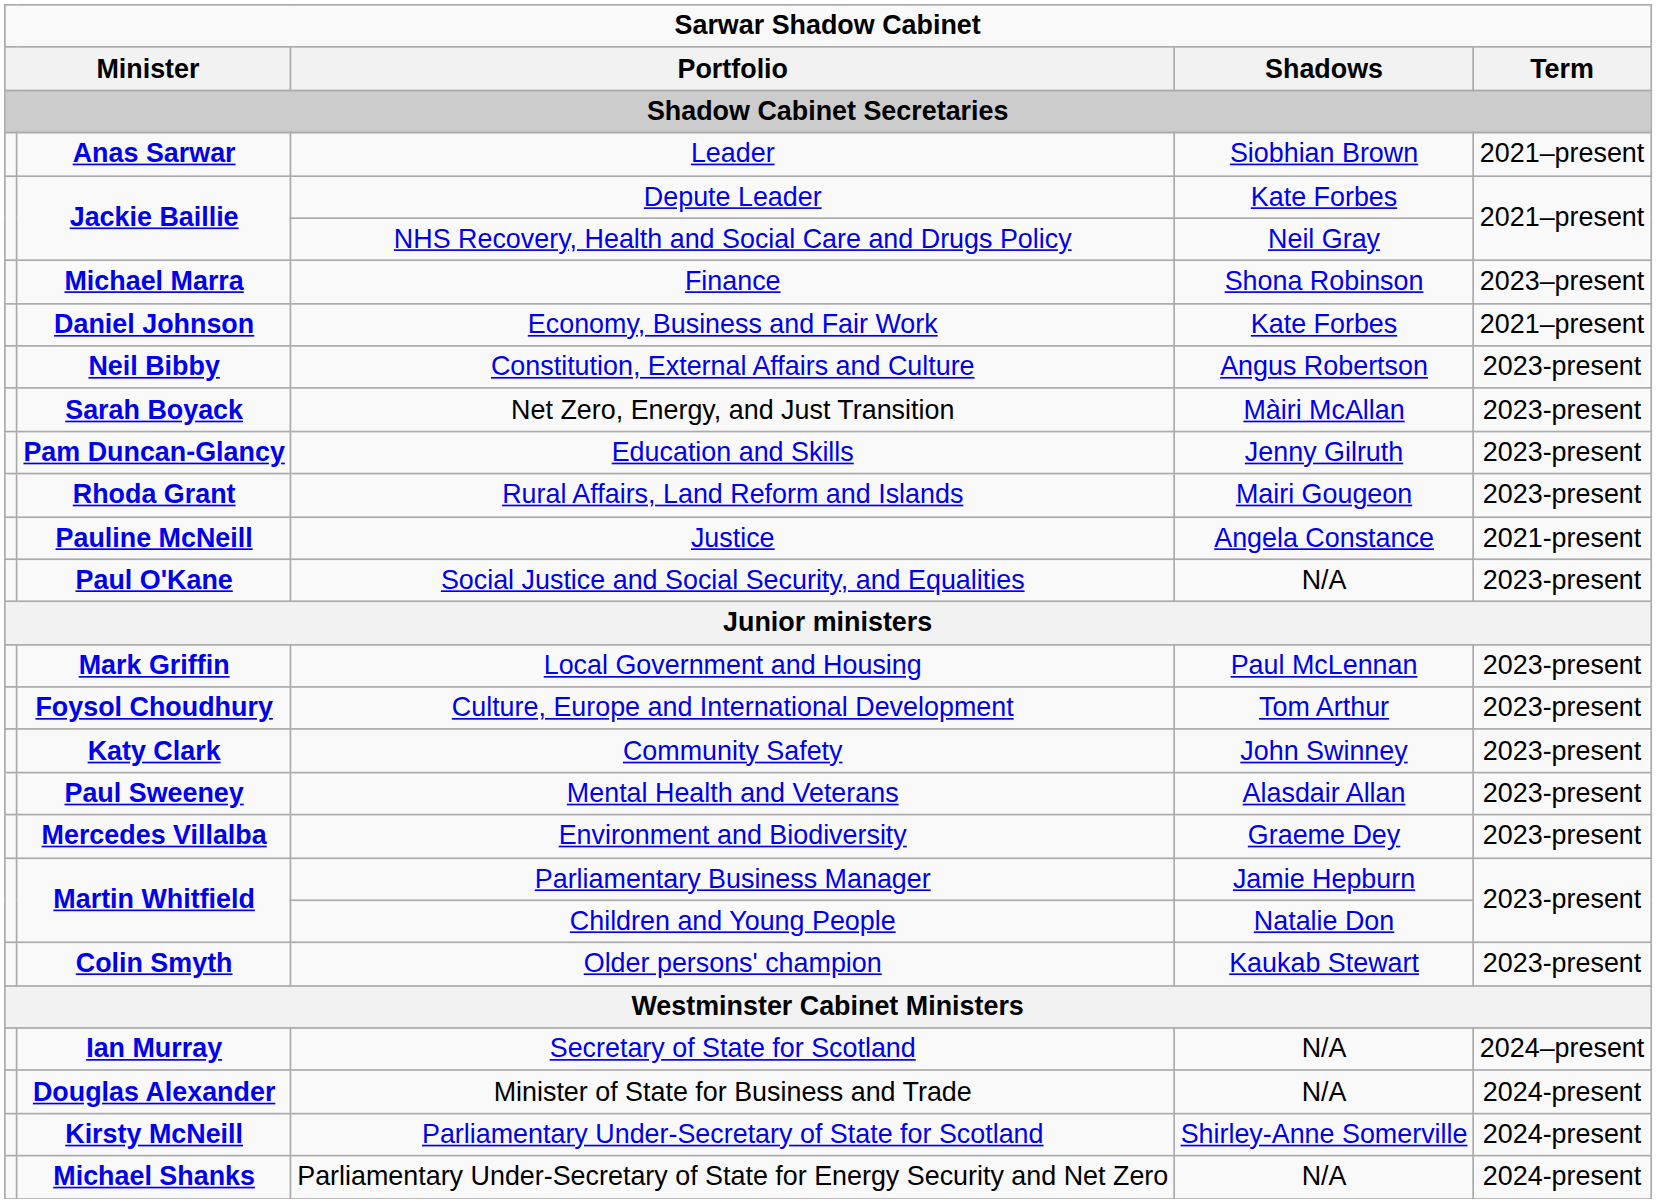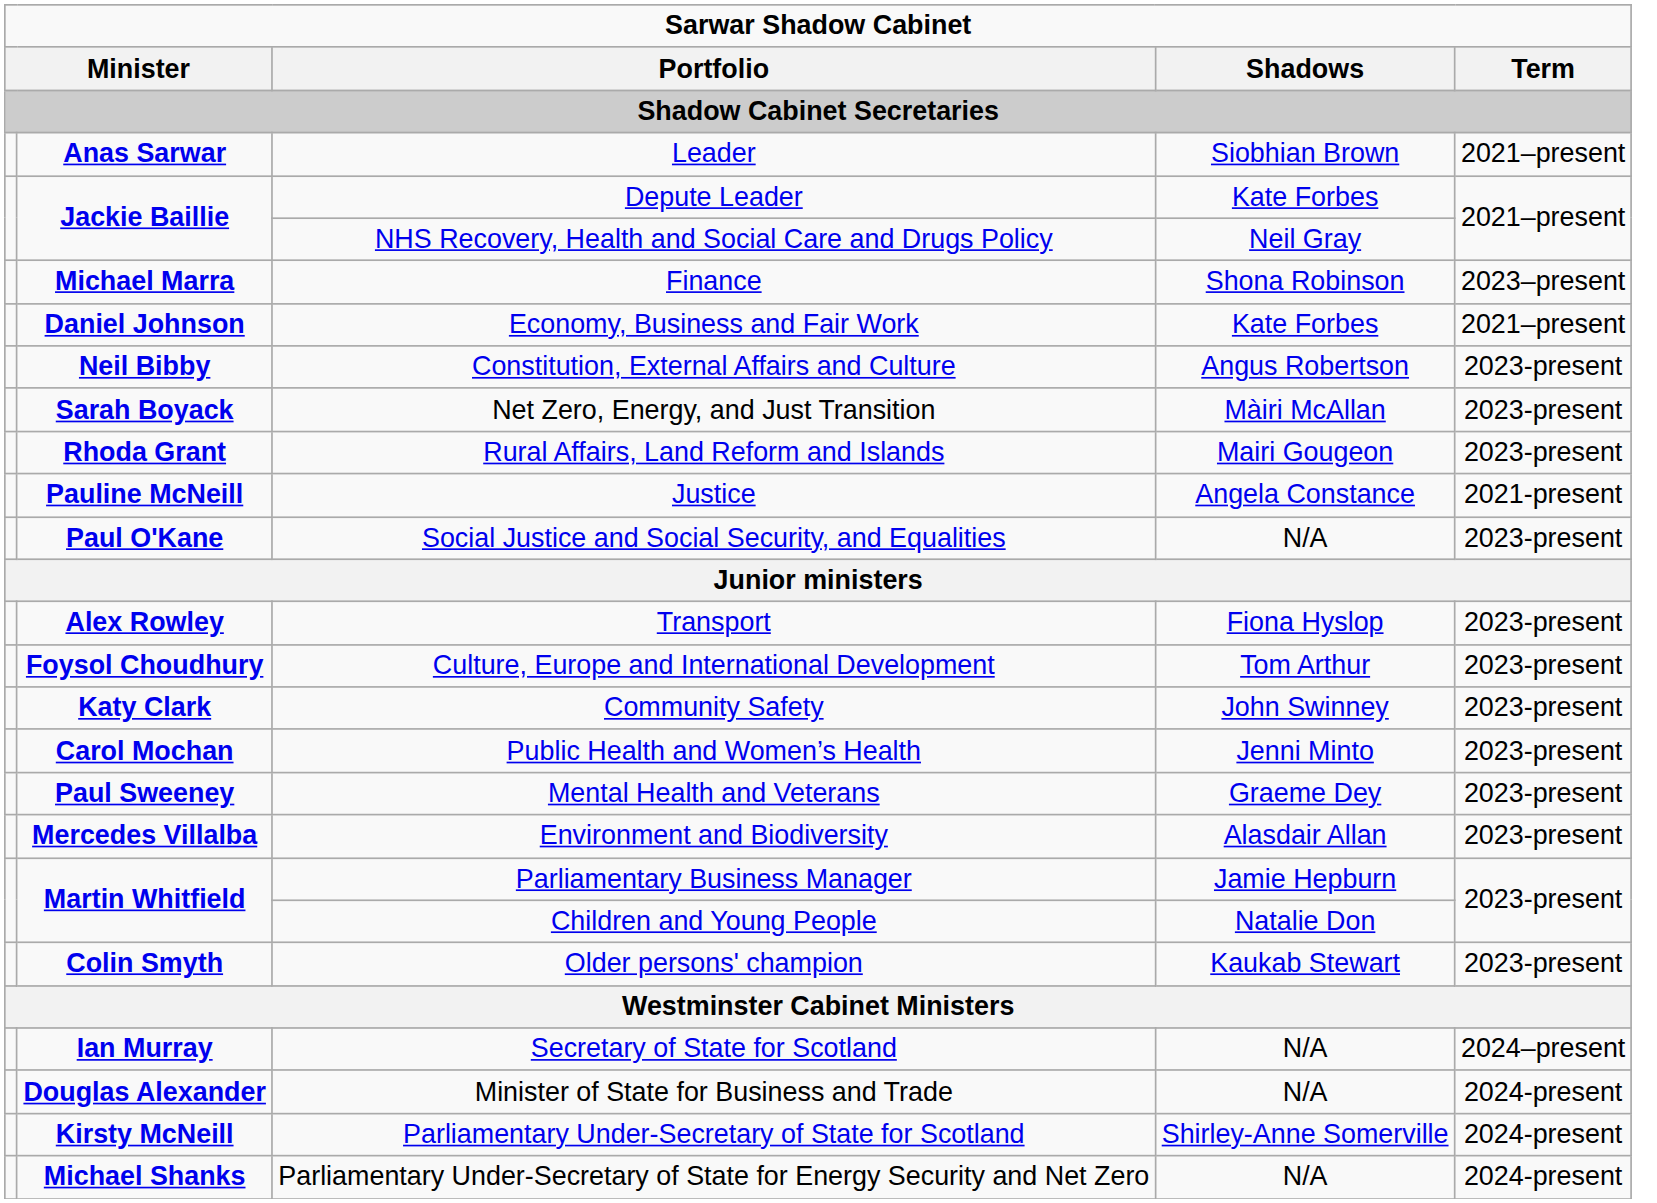- row: (733, 452)
+ row: (714, 622)
- row: (733, 665)
+ row: (714, 750)
(1324, 793) Alasdair Allan -> (1305, 793) Graeme Dey
(1324, 835) Graeme Dey -> (1305, 835) Alasdair Allan
